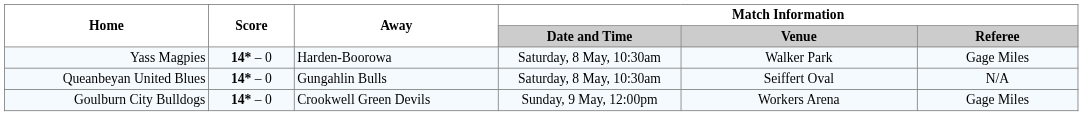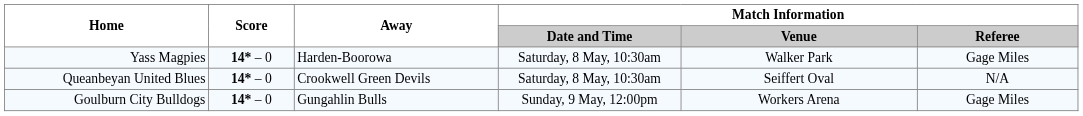(342, 78) Gungahlin Bulls -> (364, 78) Crookwell Green Devils
(364, 100) Crookwell Green Devils -> (342, 100) Gungahlin Bulls
